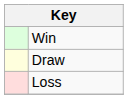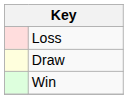rows swapped: (44, 37) <-> (47, 82)
